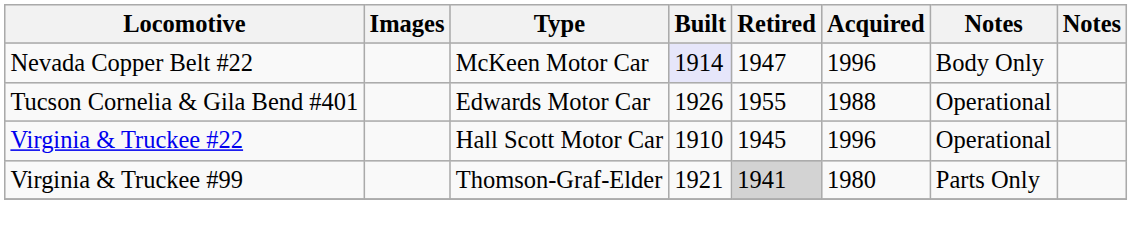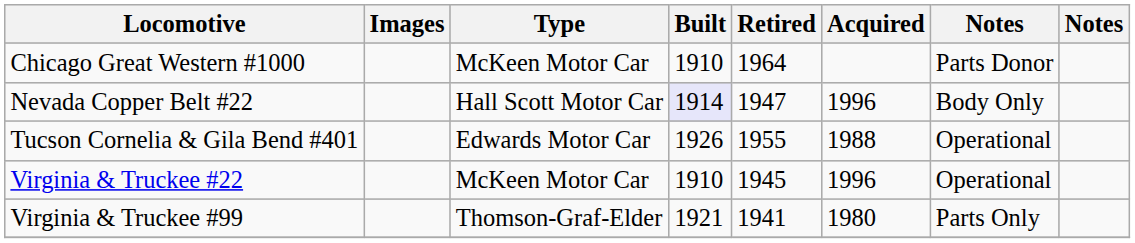+ row: (158, 62)
(552, 62) McKeen Motor Car -> (559, 101) Hall Scott Motor Car
(559, 140) Hall Scott Motor Car -> (552, 179) McKeen Motor Car
(762, 179) lightgrey background -> (762, 218) no background
